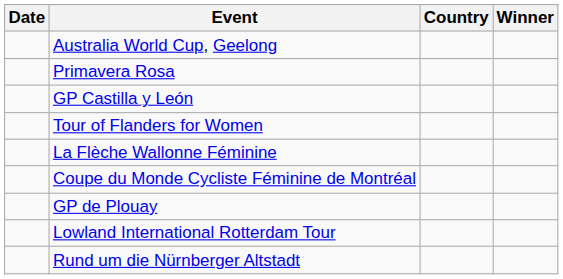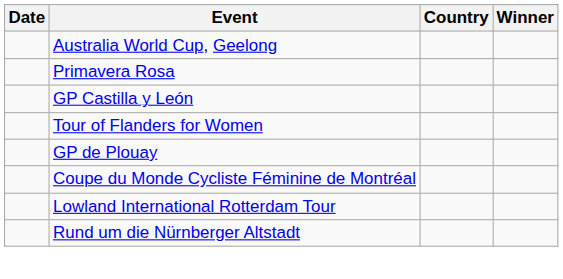- row: (165, 152)
rows swapped: (235, 179) <-> (105, 206)
